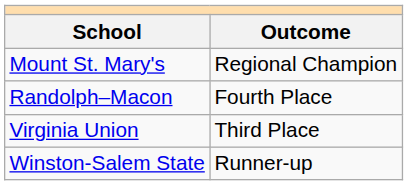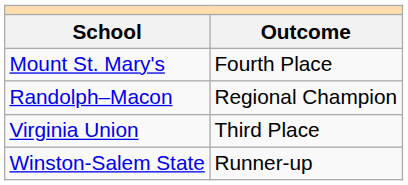(306, 64) Regional Champion -> (273, 64) Fourth Place
(273, 97) Fourth Place -> (306, 97) Regional Champion
